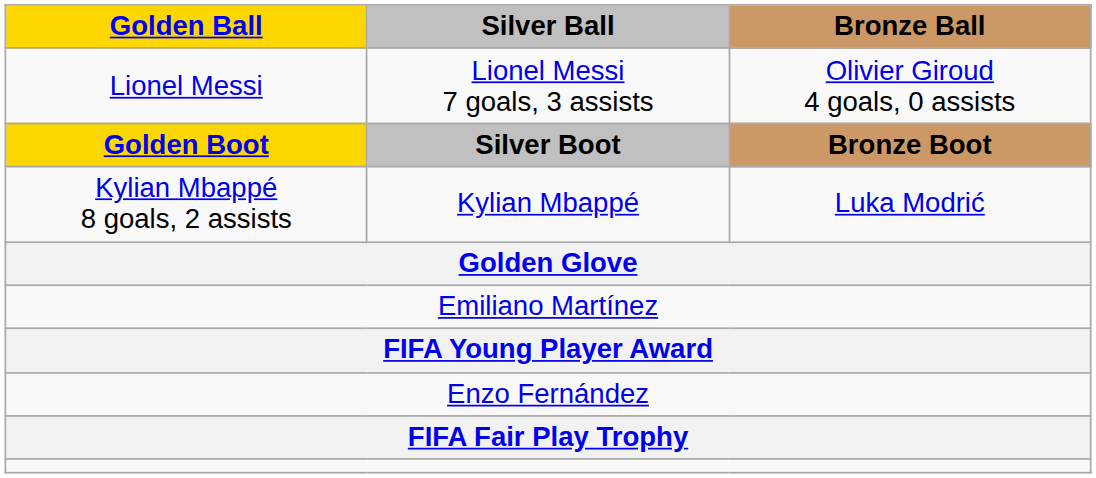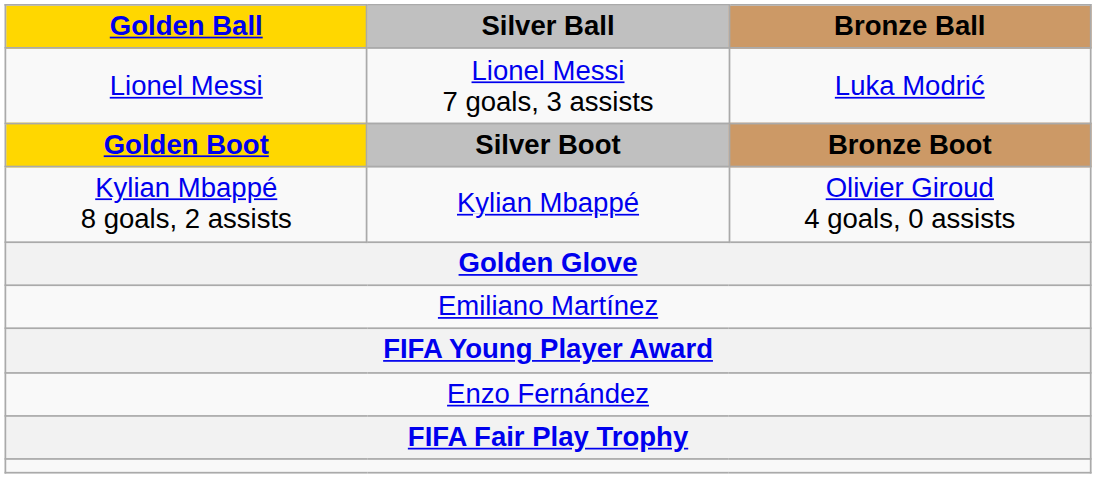(910, 85) Olivier Giroud 4 goals, 0 assists -> (910, 85) Luka Modrić
(910, 203) Luka Modrić -> (910, 203) Olivier Giroud 4 goals, 0 assists
